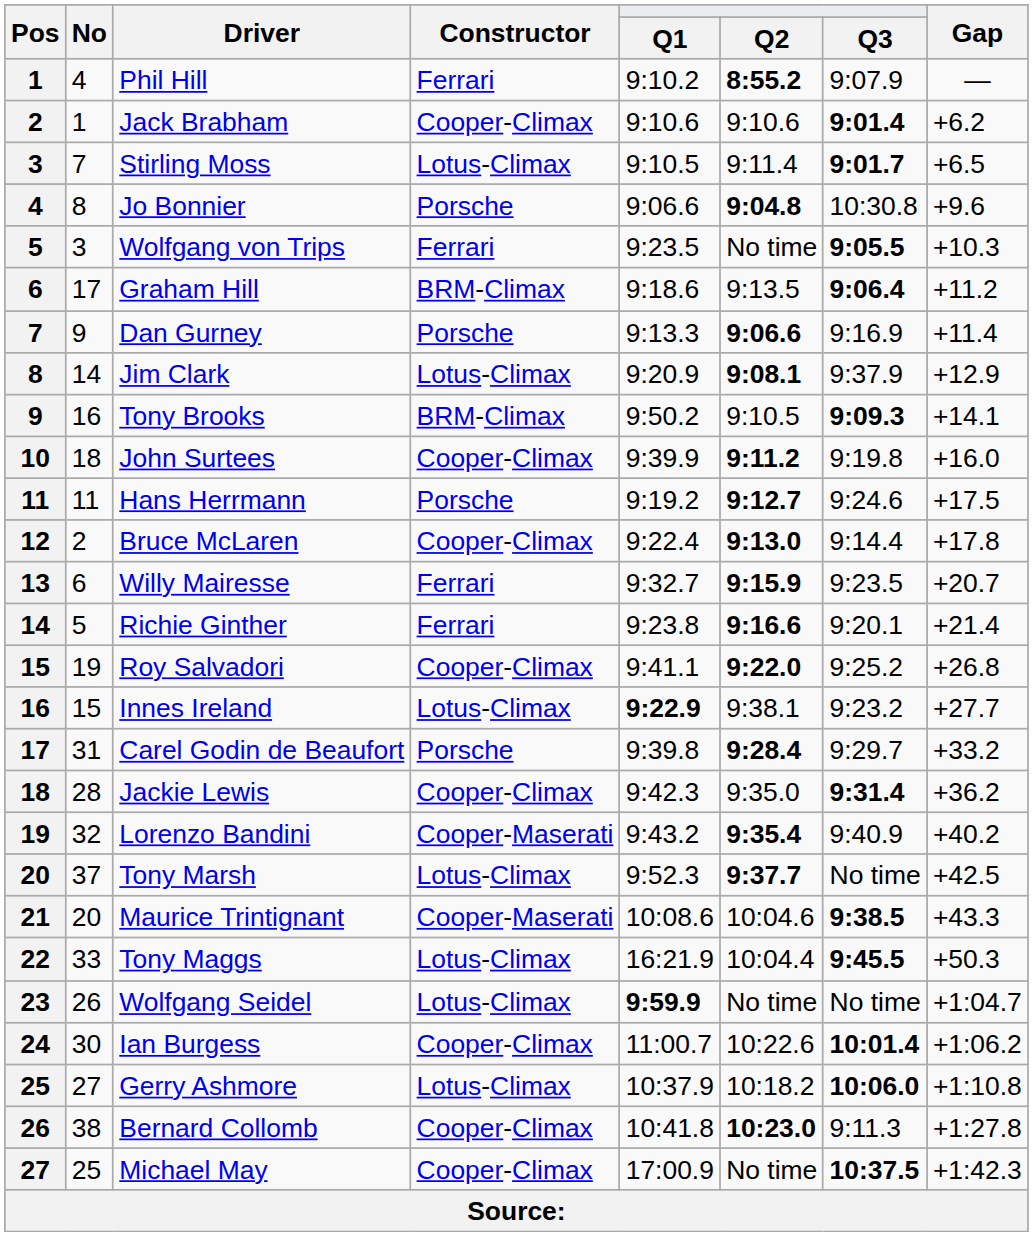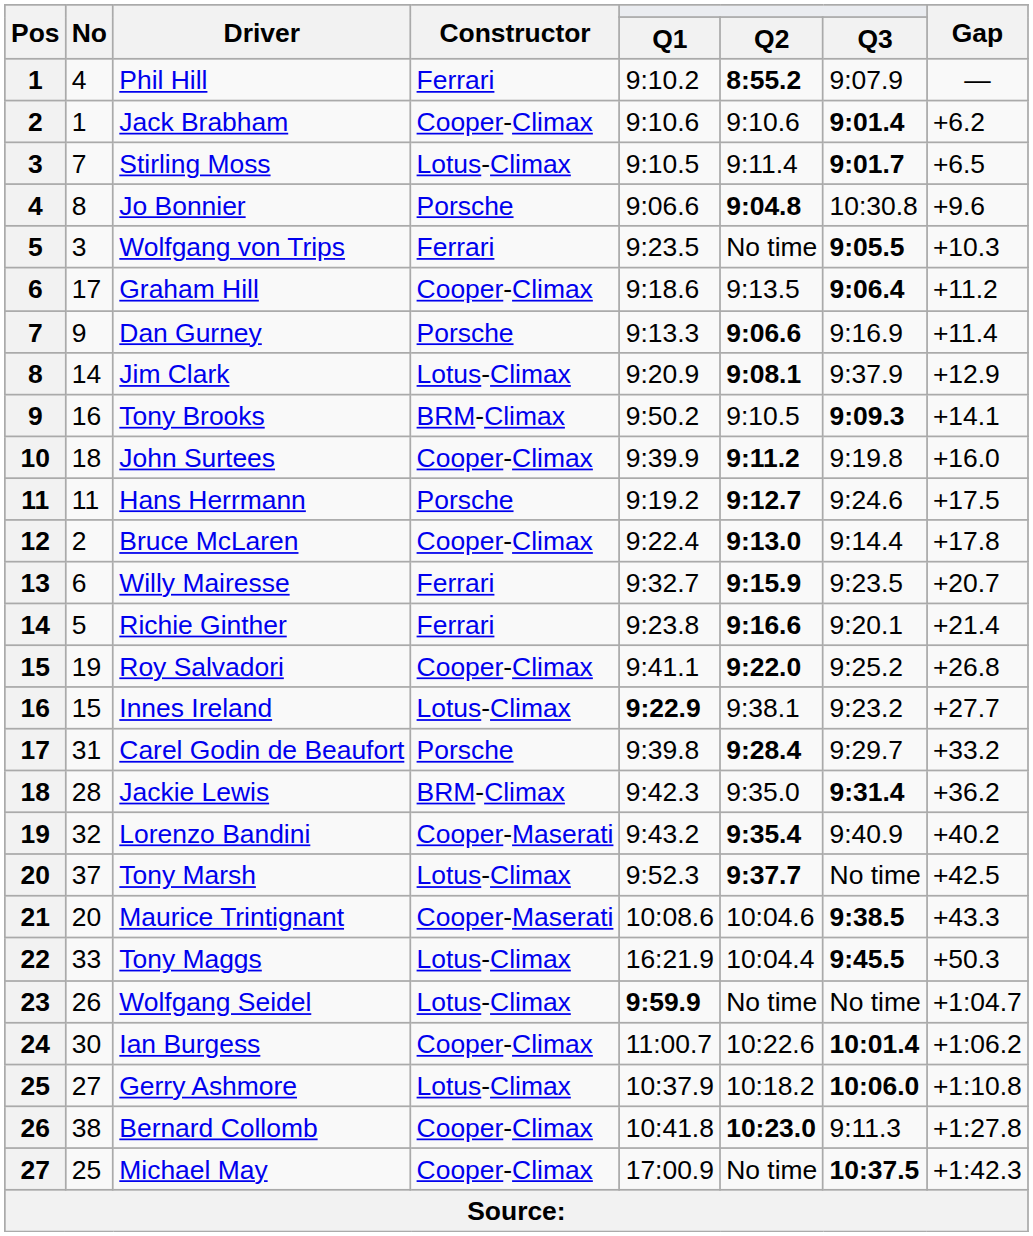(491, 289) BRM-Climax -> (505, 289) Cooper-Climax
(505, 792) Cooper-Climax -> (491, 792) BRM-Climax
